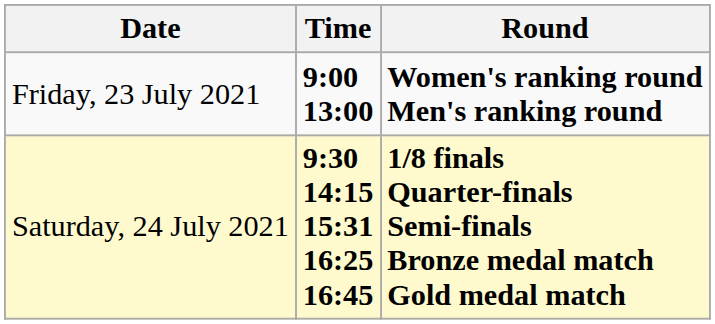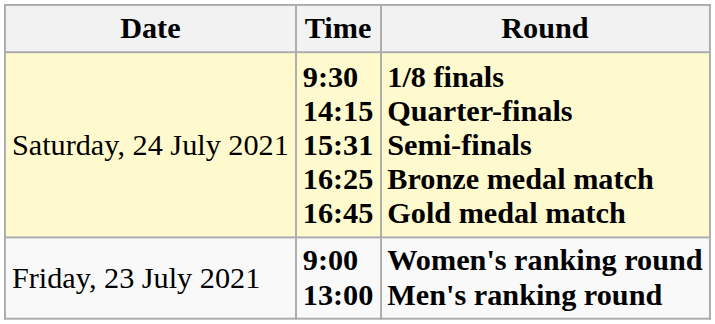rows swapped: (136, 93) <-> (150, 226)
